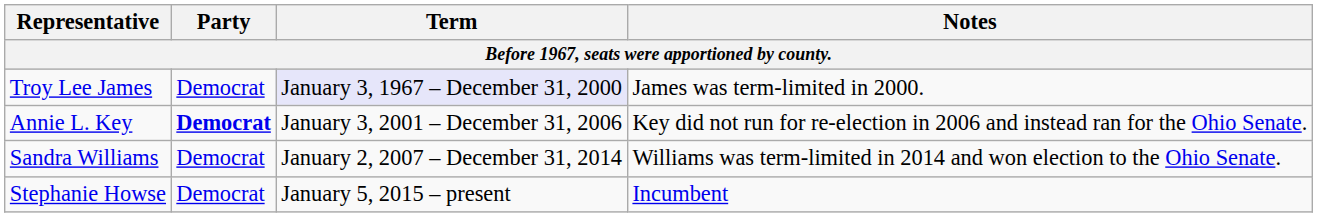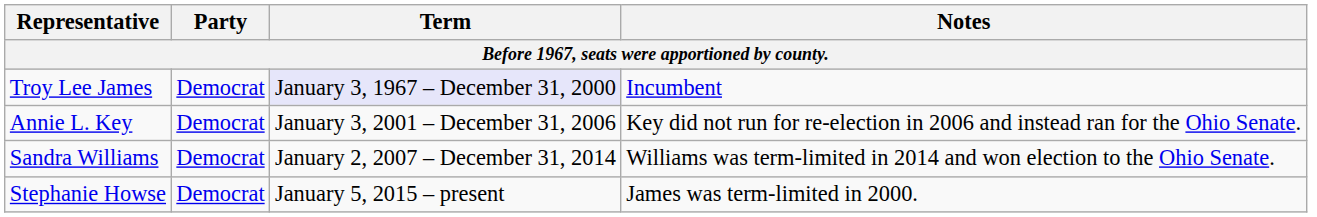(778, 87) James was term-limited in 2000. -> (674, 87) Incumbent
(224, 122) bold -> (220, 122) normal
(680, 193) Incumbent -> (772, 193) James was term-limited in 2000.
